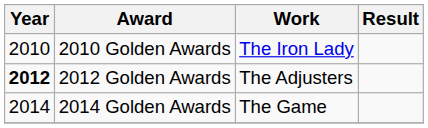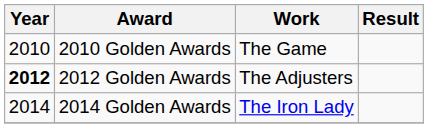(297, 48) The Iron Lady -> (283, 48) The Game
(283, 107) The Game -> (297, 107) The Iron Lady
